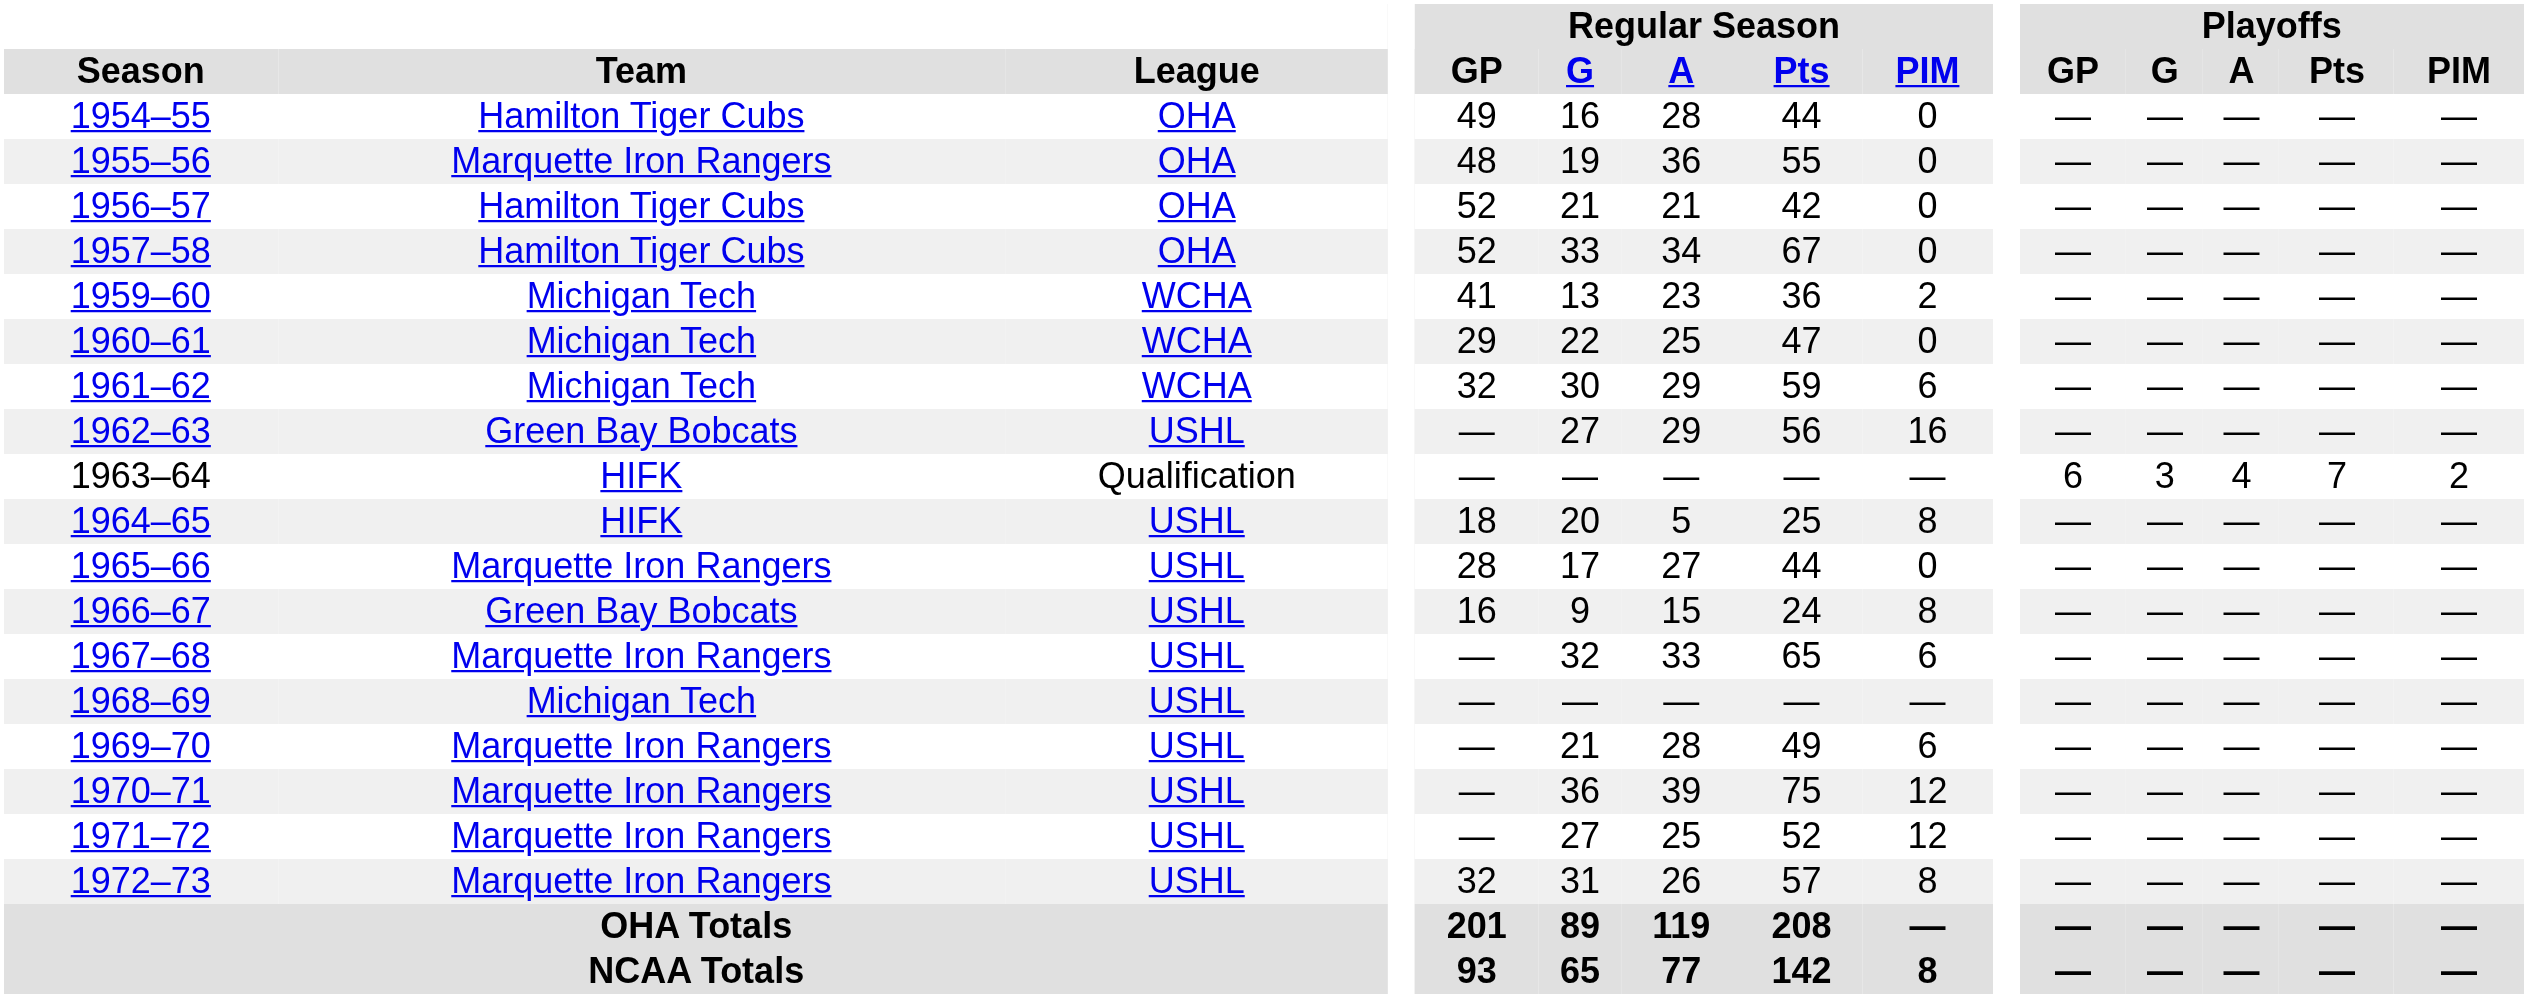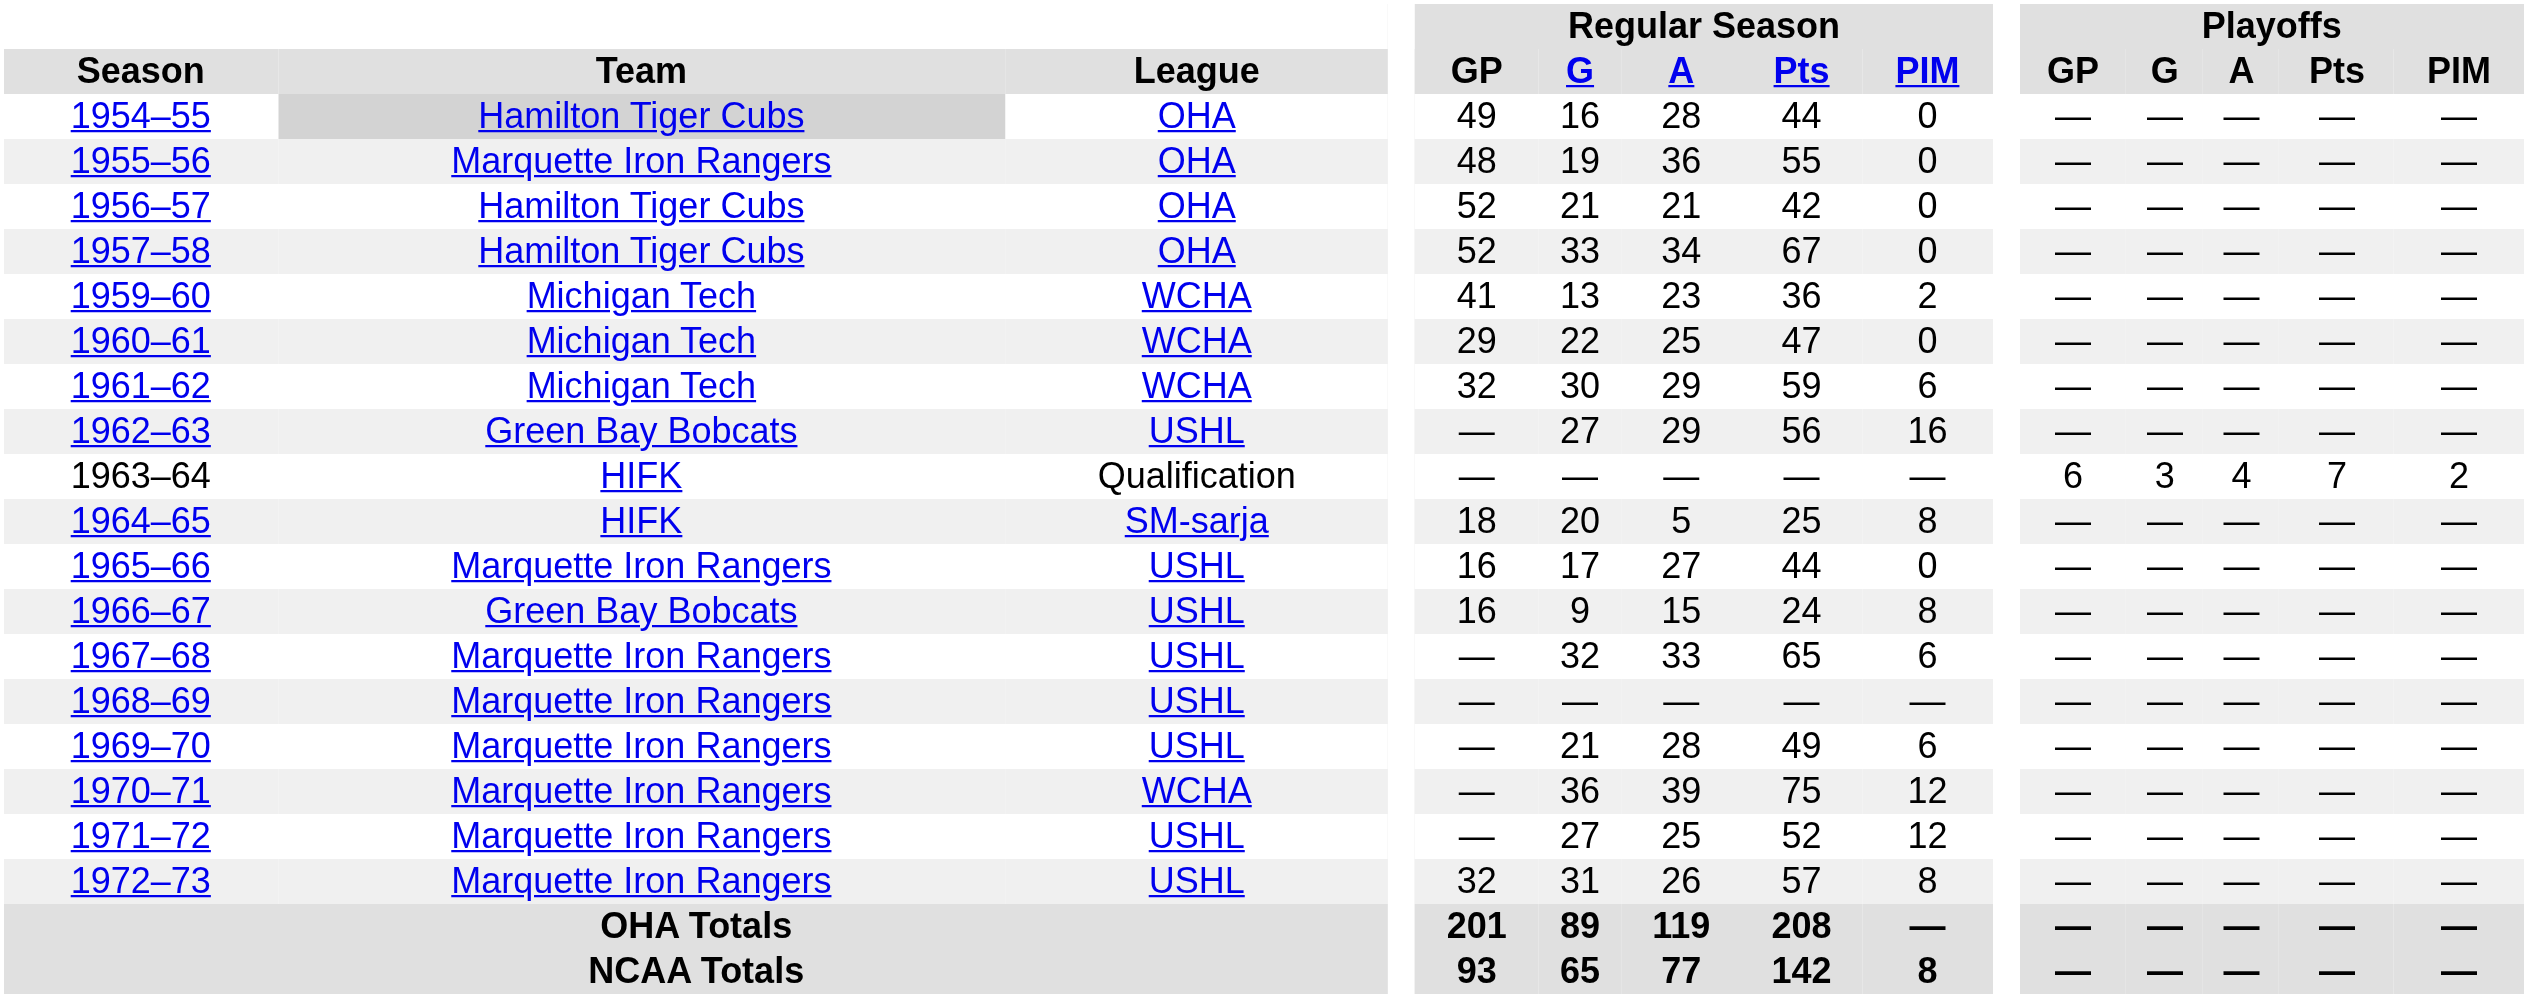(641, 115) no background -> (641, 115) lightgrey background
(1197, 520) USHL -> (1197, 520) SM-sarja
(1477, 565) 28 -> (1477, 565) 16
(641, 700) Michigan Tech -> (641, 700) Marquette Iron Rangers
(1197, 790) USHL -> (1197, 790) WCHA
